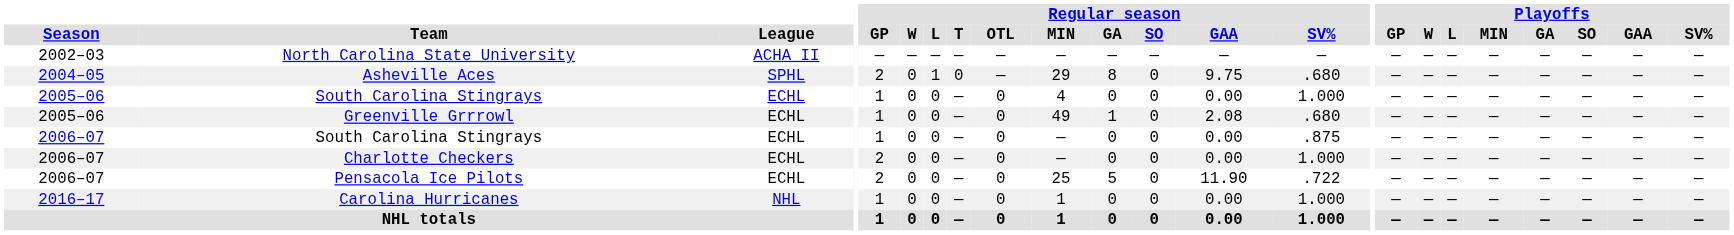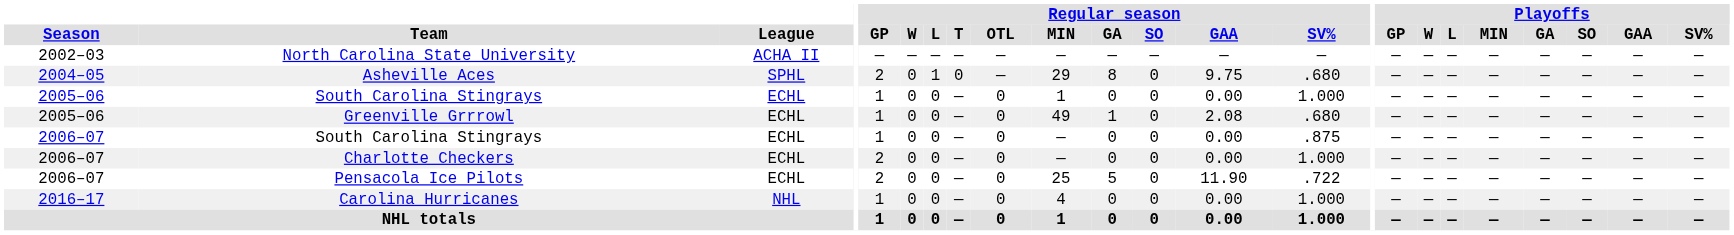(1061, 97) 4 -> (1061, 97) 1
(1061, 199) 1 -> (1061, 199) 4
